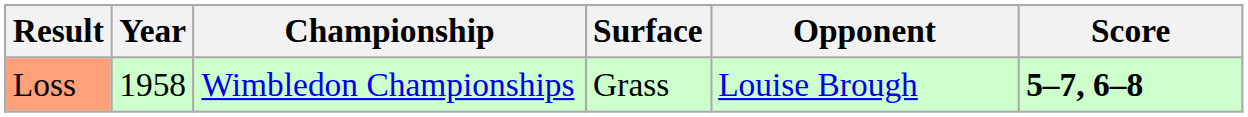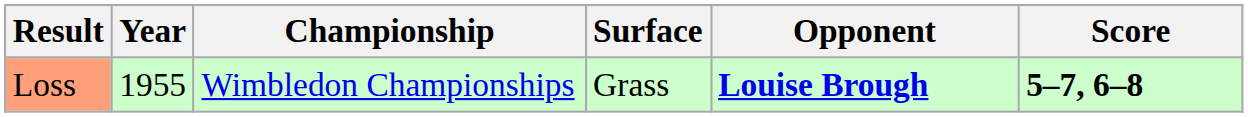(153, 84) 1958 -> (153, 84) 1955
(818, 84) normal -> (823, 84) bold
